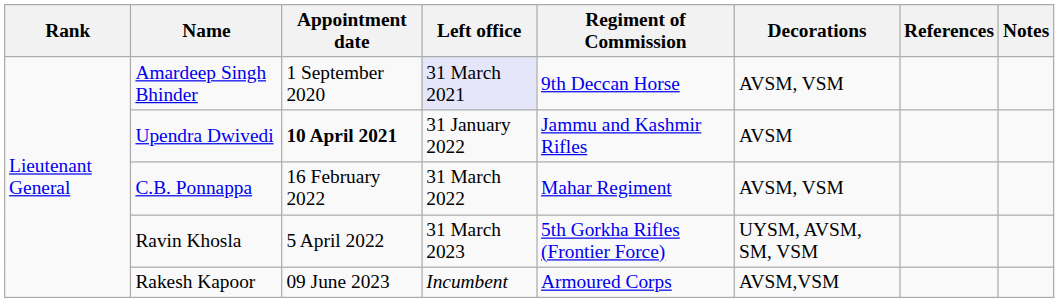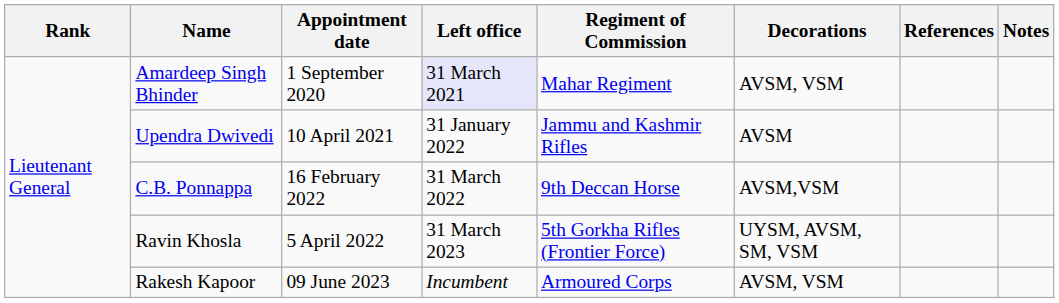(610, 83) 9th Deccan Horse -> (606, 83) Mahar Regiment
(342, 135) bold -> (340, 135) normal
(606, 188) Mahar Regiment -> (610, 188) 9th Deccan Horse
(791, 188) AVSM, VSM -> (789, 188) AVSM,VSM
(789, 282) AVSM,VSM -> (791, 282) AVSM, VSM
